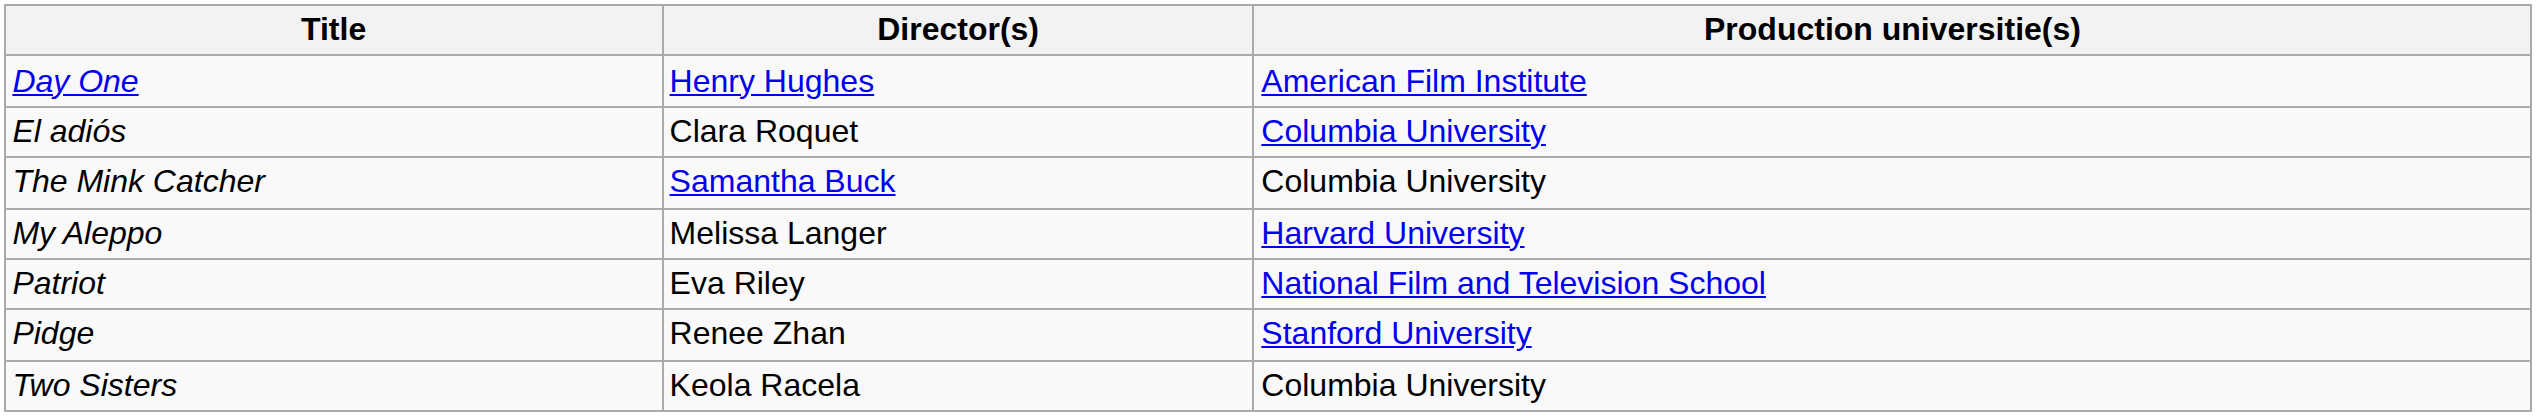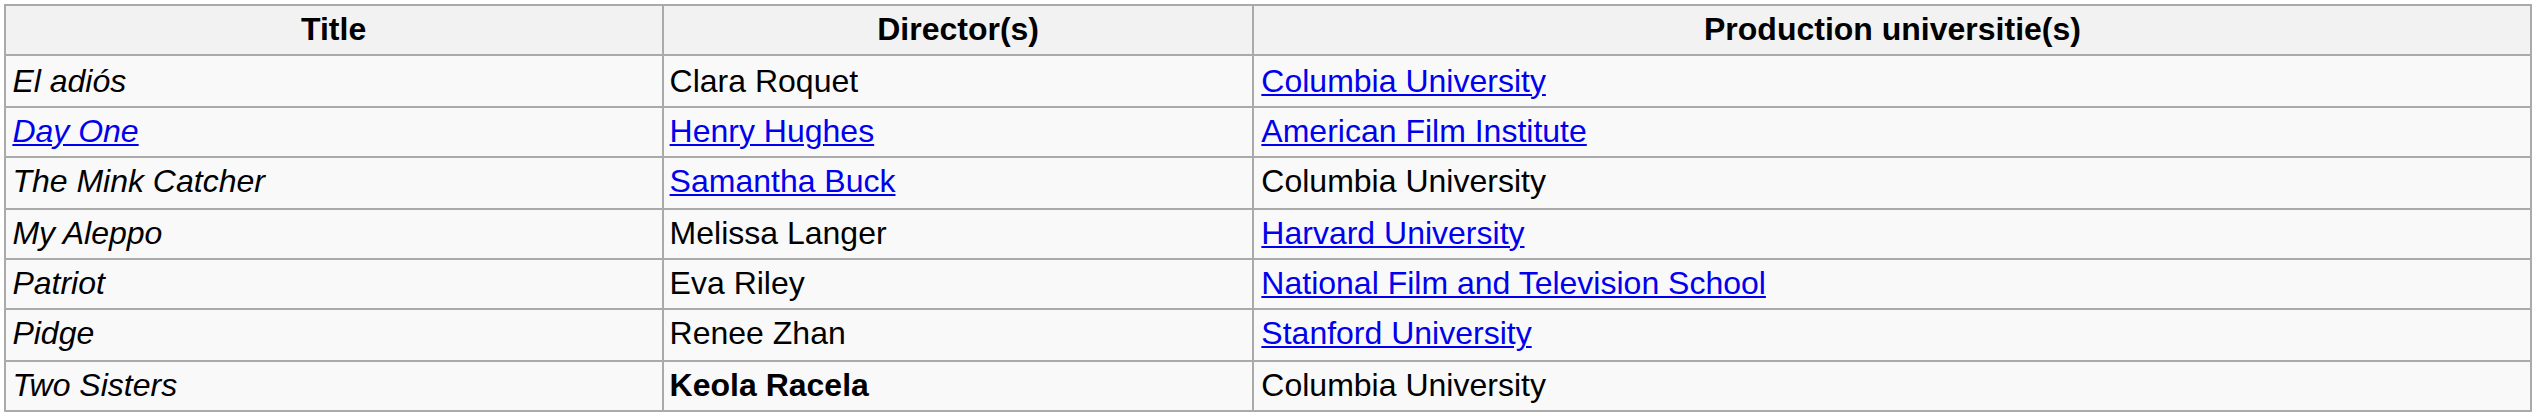rows swapped: (69, 131) <-> (76, 80)
(765, 385) normal -> (769, 385) bold
